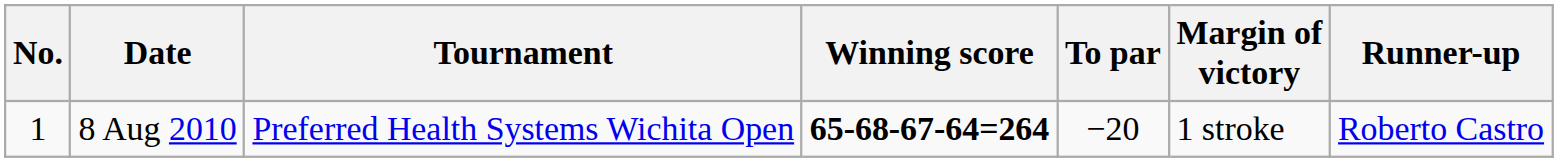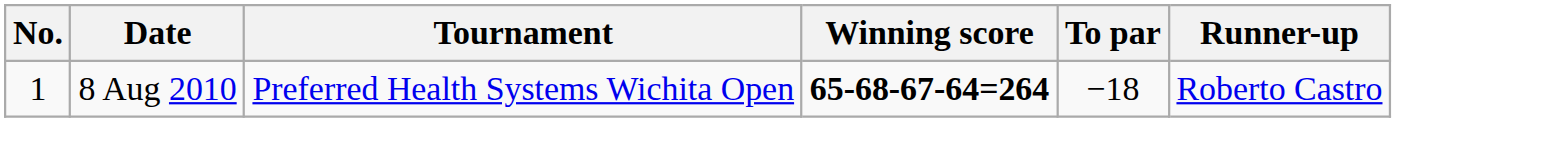- column: (1249, 52)
(1113, 128) −20 -> (1113, 88) −18
